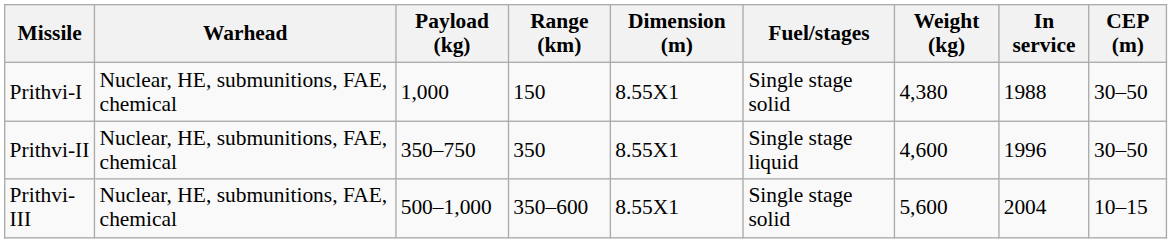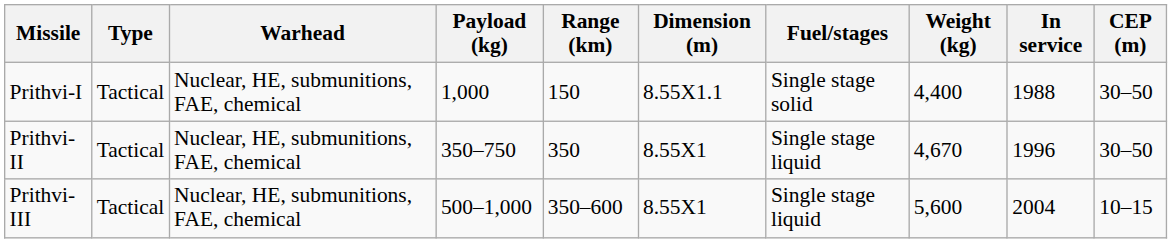+ column: (130, 33)
(647, 91) 8.55X1 -> (683, 91) 8.55X1.1
(924, 91) 4,380 -> (938, 91) 4,400
(924, 149) 4,600 -> (938, 149) 4,670
(801, 207) Single stage solid -> (823, 207) Single stage liquid
